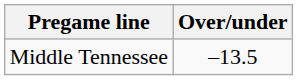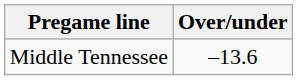(233, 56) –13.5 -> (233, 56) –13.6
